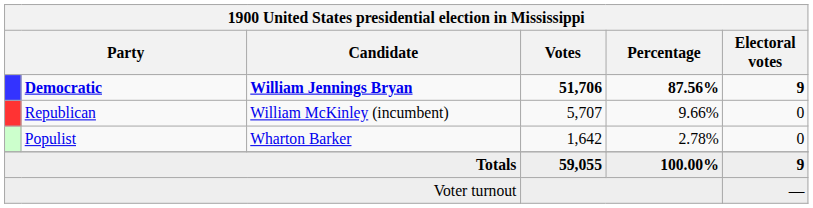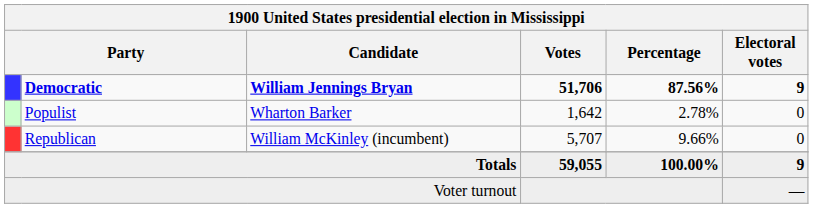rows swapped: (60, 113) <-> (50, 139)
